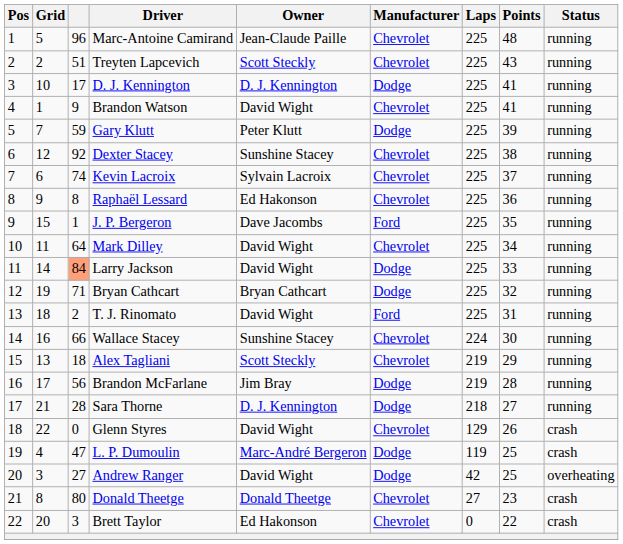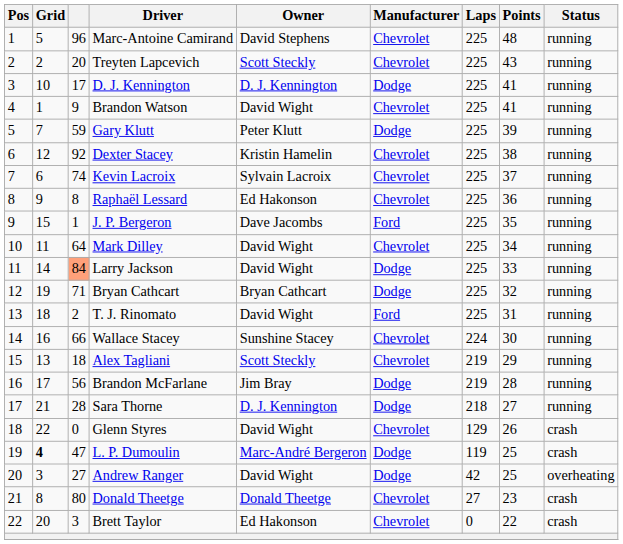(293, 38) Jean-Claude Paille -> (285, 38) David Stephens
(79, 61) 51 -> (79, 61) 20
(287, 153) Sunshine Stacey -> (286, 153) Kristin Hamelin
(39, 452) normal -> (39, 452) bold
